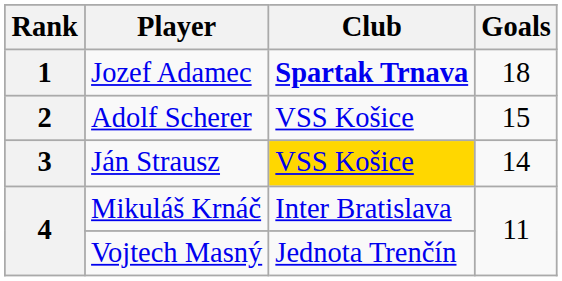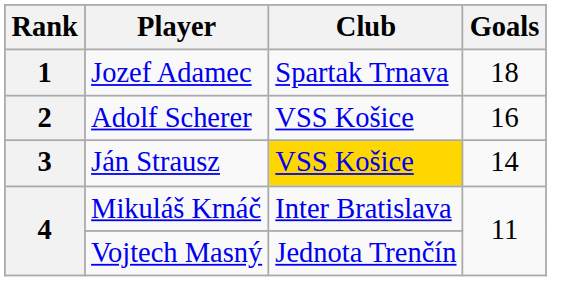(372, 72) bold -> (362, 72) normal
(516, 117) 15 -> (504, 117) 16
